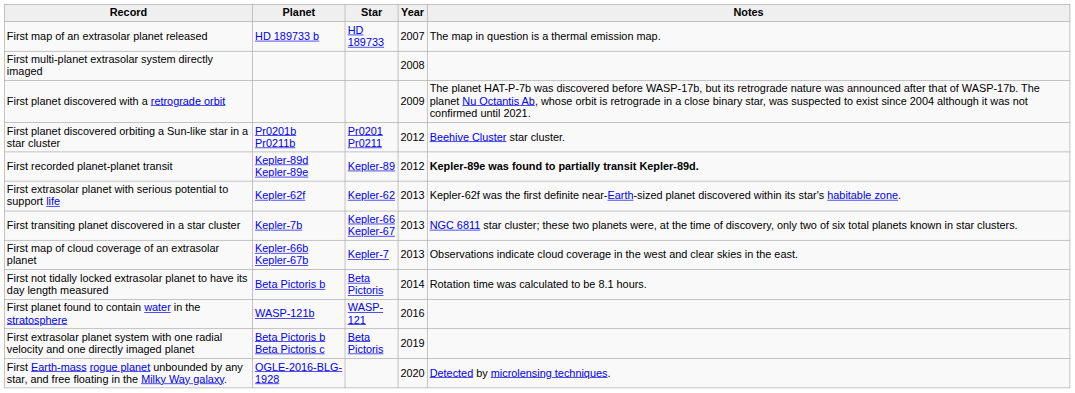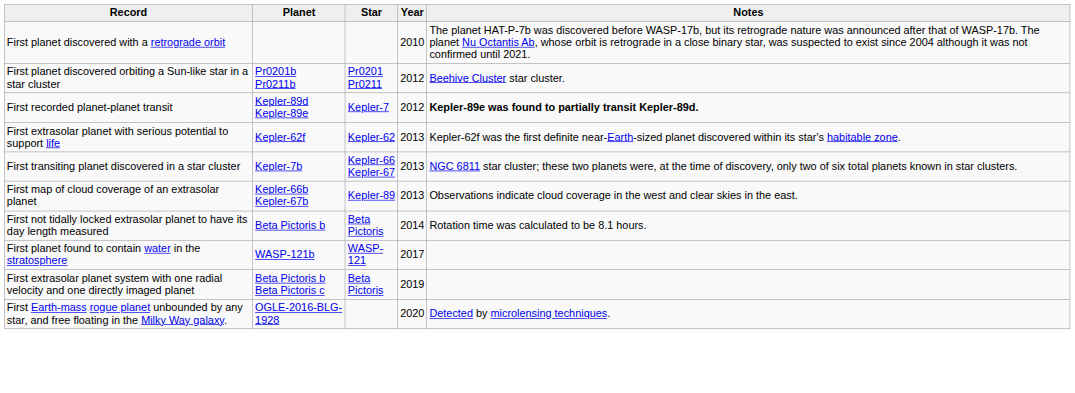- row: (107, 36)
- row: (110, 65)
(413, 101) 2009 -> (412, 42) 2010
(371, 166) Kepler-89 -> (368, 107) Kepler-7
(368, 255) Kepler-7 -> (371, 196) Kepler-89
(413, 314) 2016 -> (412, 255) 2017
